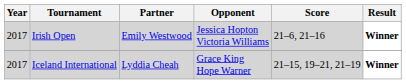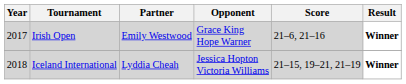(233, 36) Jessica Hopton Victoria Williams -> (224, 36) Grace King Hope Warner
(17, 65) 2017 -> (17, 65) 2018
(224, 65) Grace King Hope Warner -> (233, 65) Jessica Hopton Victoria Williams
